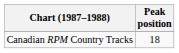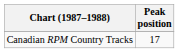(155, 39) 18 -> (155, 39) 17
